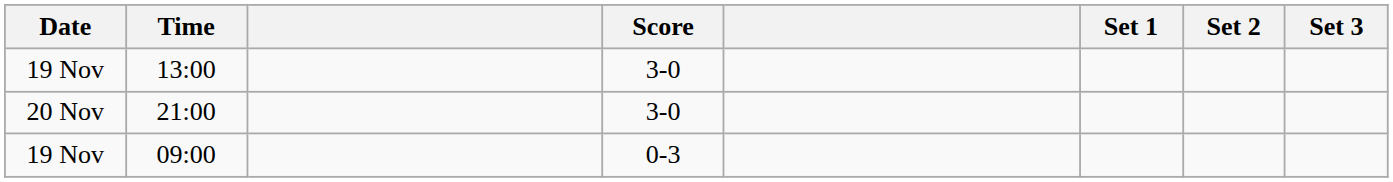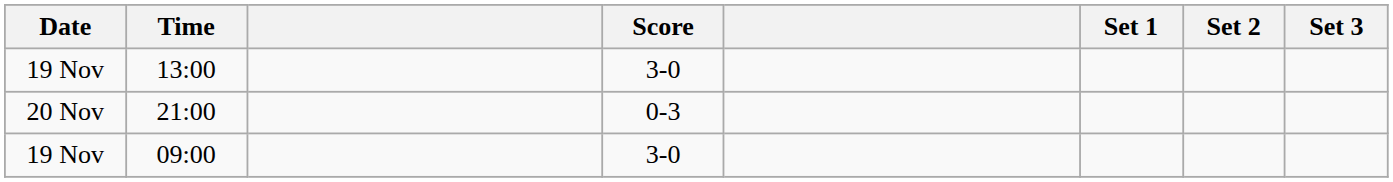(663, 112) 3-0 -> (663, 112) 0-3
(663, 155) 0-3 -> (663, 155) 3-0
